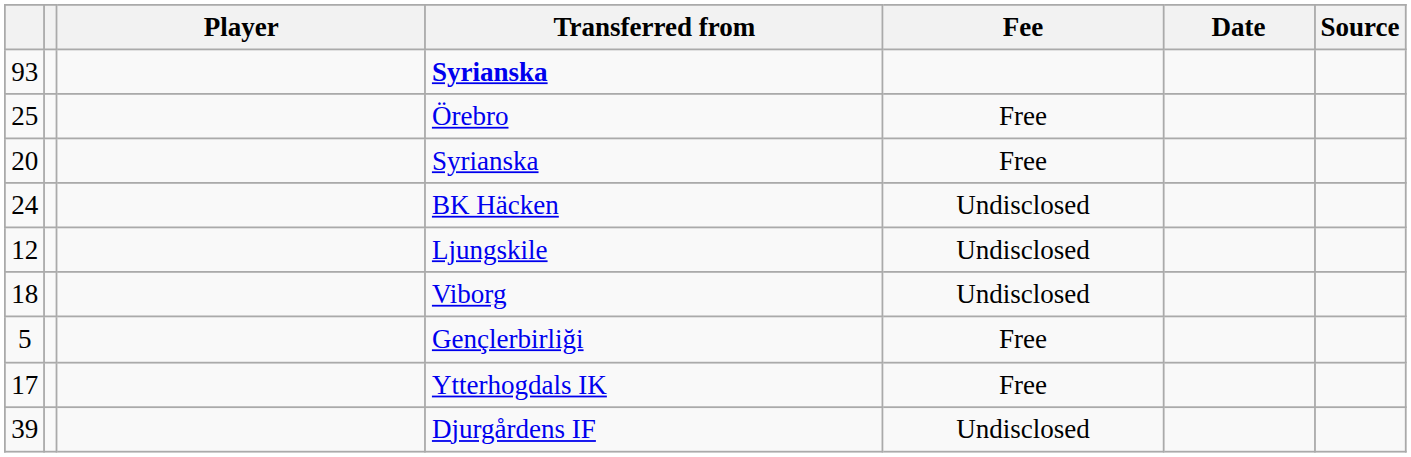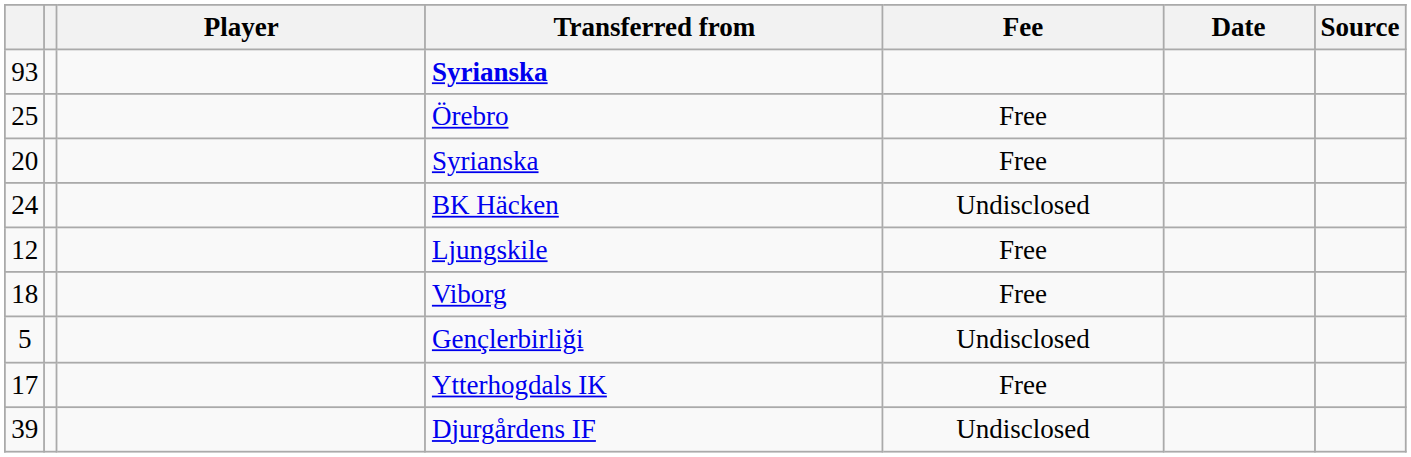(1023, 250) Undisclosed -> (1023, 250) Free
(1023, 294) Undisclosed -> (1023, 294) Free
(1023, 339) Free -> (1023, 339) Undisclosed
